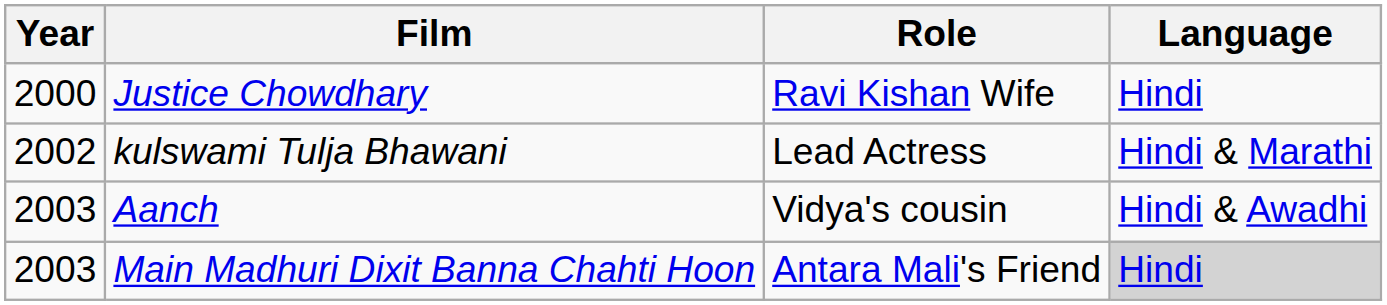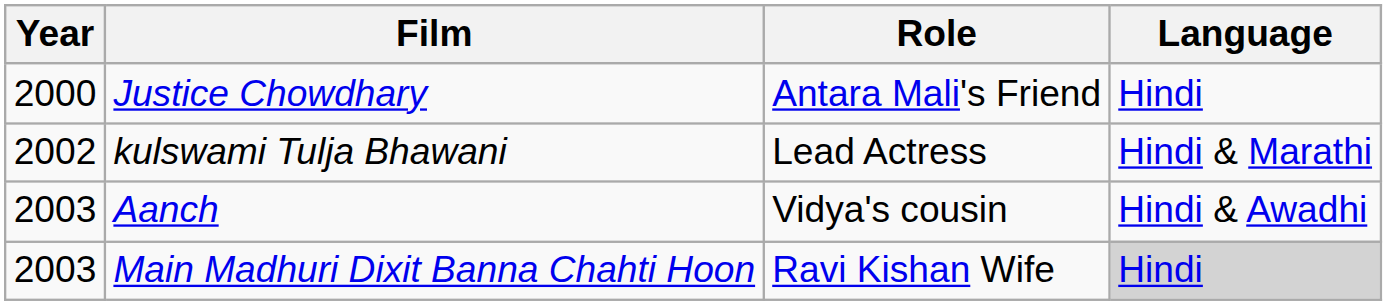(914, 92) Ravi Kishan Wife -> (937, 92) Antara Mali's Friend
(937, 269) Antara Mali's Friend -> (914, 269) Ravi Kishan Wife
